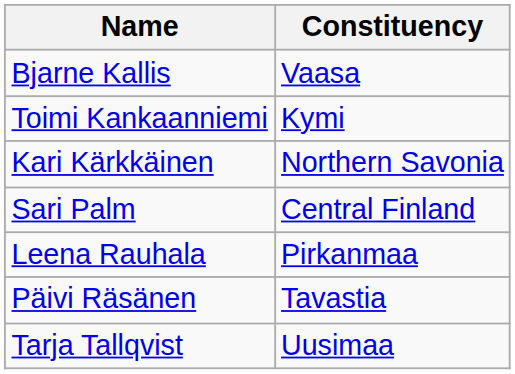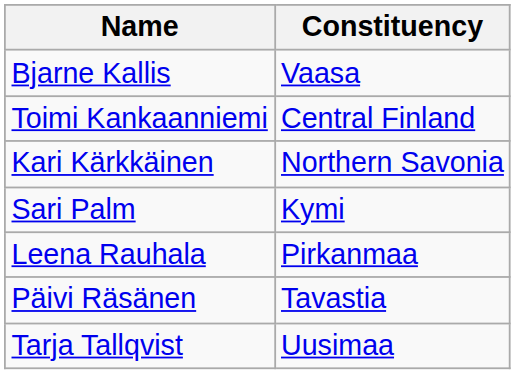(313, 118) Kymi -> (378, 118) Central Finland
(378, 208) Central Finland -> (313, 208) Kymi
